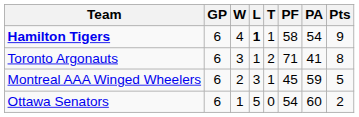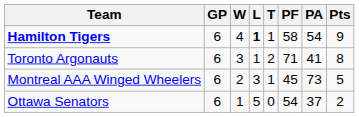(314, 79) 59 -> (314, 79) 73
(314, 101) 60 -> (314, 101) 37
